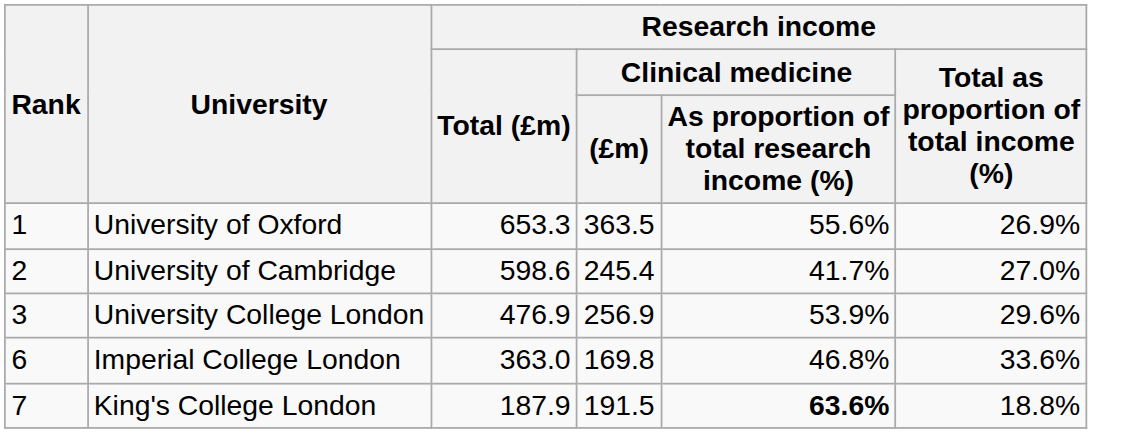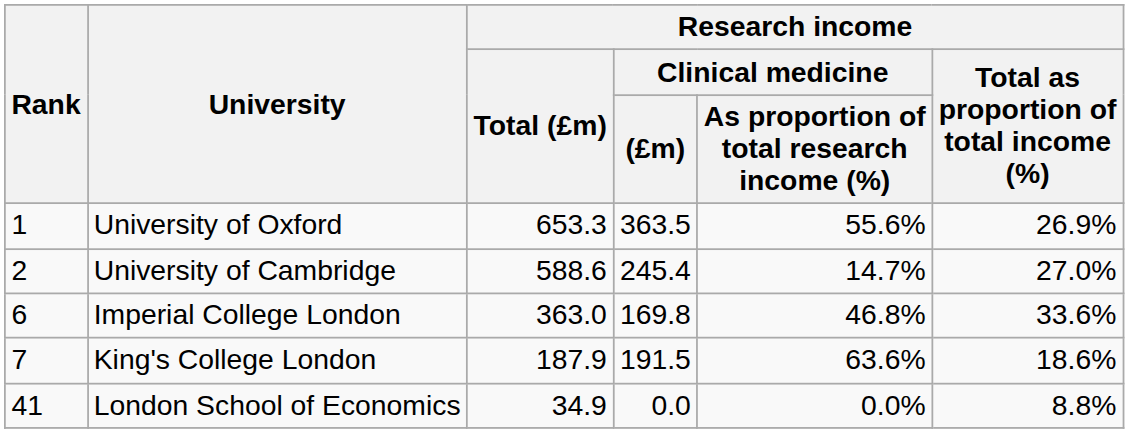(535, 270) 598.6 -> (571, 270) 588.6
(849, 270) 41.7% -> (885, 270) 14.7%
- row: (259, 315)
(849, 405) bold -> (885, 360) normal
(1040, 405) 18.8% -> (1076, 360) 18.6%
+ row: (277, 405)
